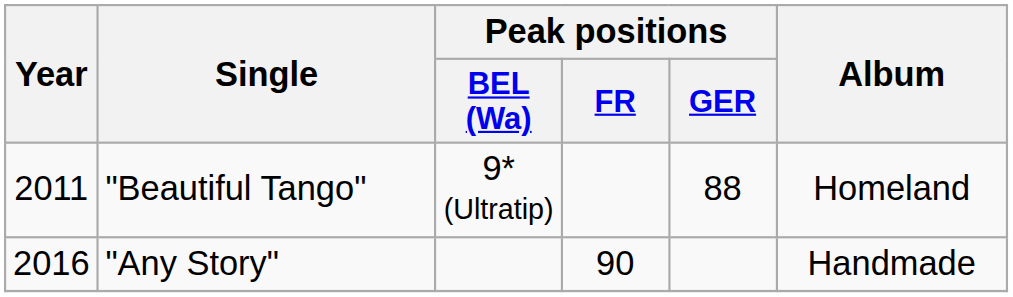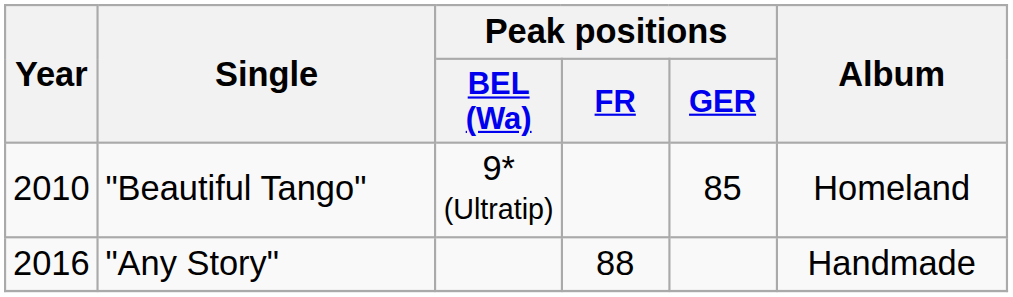(51, 188) 2011 -> (51, 188) 2010
(723, 188) 88 -> (723, 188) 85
(615, 262) 90 -> (615, 262) 88
